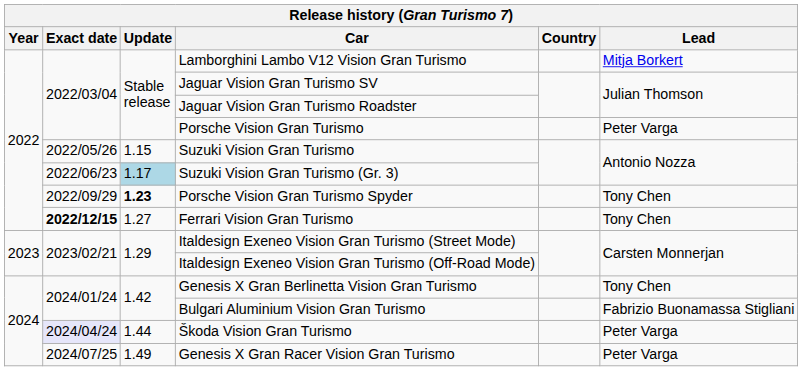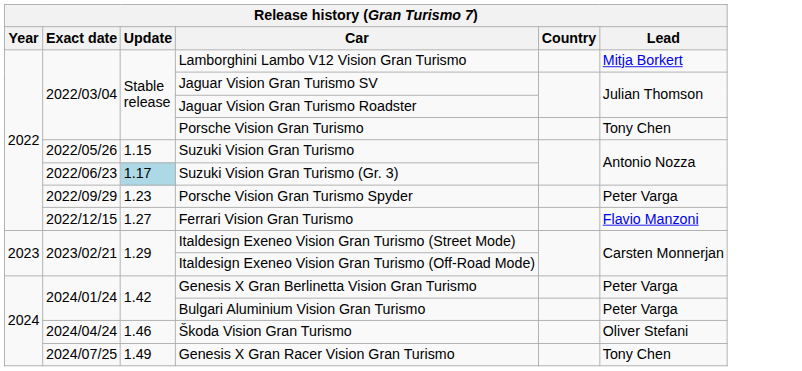(640, 128) Peter Varga -> (637, 128) Tony Chen
(138, 196) bold -> (138, 196) normal
(637, 196) Tony Chen -> (640, 196) Peter Varga
(82, 219) bold -> (82, 219) normal
(637, 219) Tony Chen -> (651, 219) Flavio Manzoni
(637, 286) Tony Chen -> (640, 286) Peter Varga
(699, 309) Fabrizio Buonamassa Stigliani -> (640, 309) Peter Varga
(82, 331) lavender background -> (82, 331) no background
(138, 331) 1.44 -> (138, 331) 1.46
(640, 331) Peter Varga -> (646, 331) Oliver Stefani
(640, 354) Peter Varga -> (637, 354) Tony Chen
